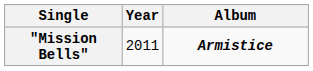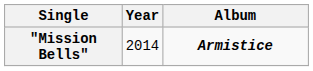(142, 47) 2011 -> (142, 47) 2014
